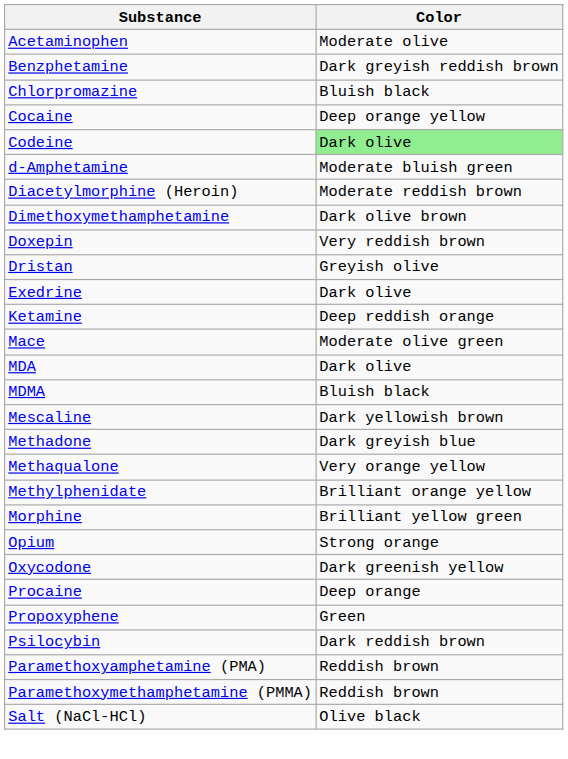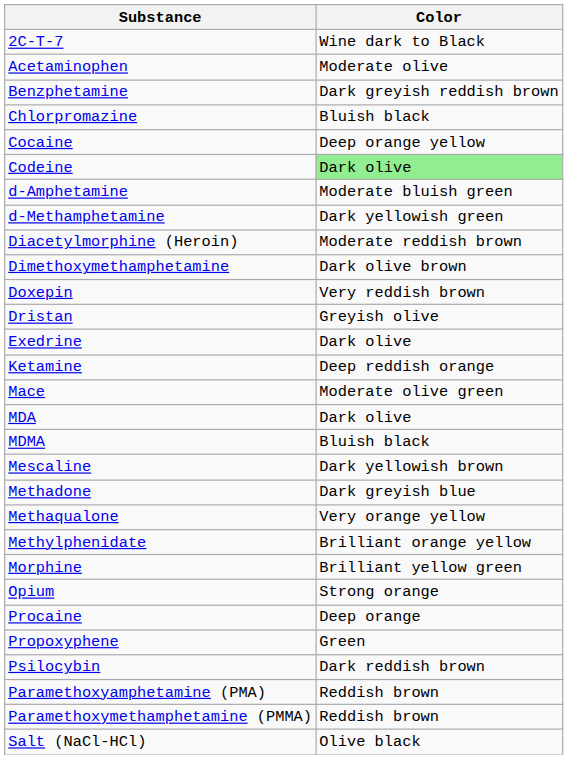+ row: (36, 42)
+ row: (86, 217)
- row: (50, 567)
